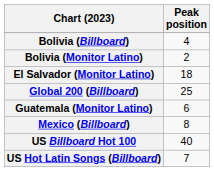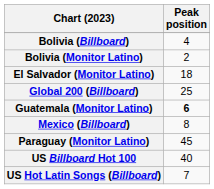(186, 108) normal -> (186, 108) bold
+ row: (84, 141)
